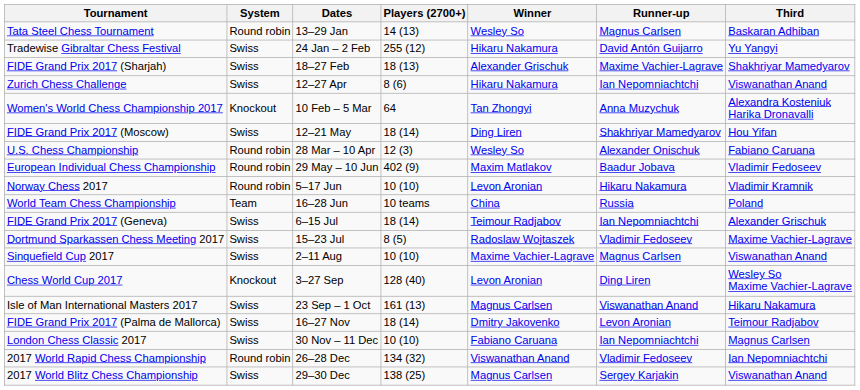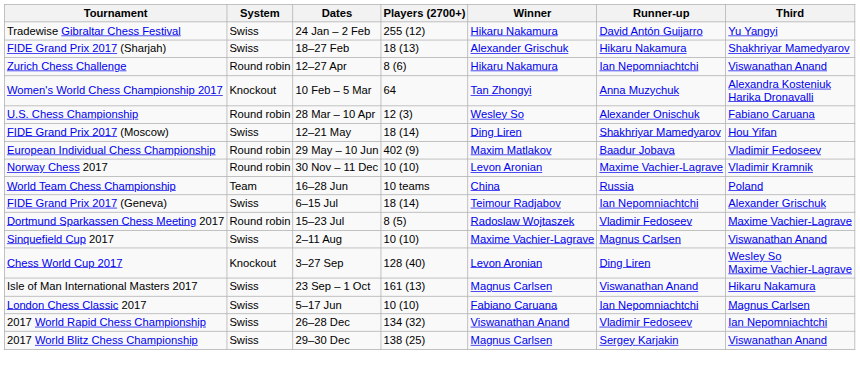- row: (80, 31)
(661, 66) Maxime Vachier-Lagrave -> (643, 48) Hikaru Nakamura
(244, 84) Swiss -> (260, 66) Round robin
rows swapped: (73, 150) <-> (88, 132)
(319, 185) 5–17 Jun -> (337, 168) 30 Nov – 11 Dec
(643, 185) Hikaru Nakamura -> (661, 168) Maxime Vachier-Lagrave
(244, 239) Swiss -> (260, 221) Round robin
- row: (114, 322)
(337, 340) 30 Nov – 11 Dec -> (319, 305) 5–17 Jun
(260, 358) Round robin -> (244, 322) Swiss
